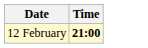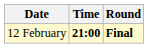+ column: (123, 14)
